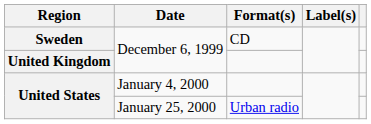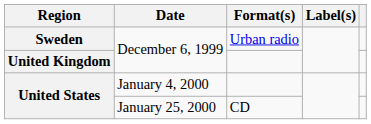(240, 38) CD -> (264, 38) Urban radio
(264, 107) Urban radio -> (240, 107) CD
